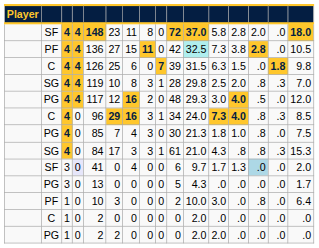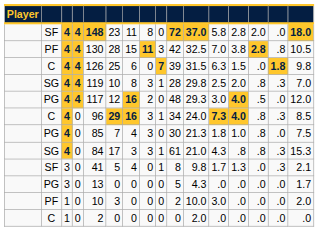(95, 49) 136 -> (95, 49) 130
(114, 49) 27 -> (114, 49) 28
(161, 49) 0 -> (161, 49) 3
(196, 49) paleturquoise background -> (196, 49) no background
(219, 49) 7.3 -> (219, 49) 7.0
(281, 49) .0 -> (281, 49) .8
(78, 167) lavender background -> (78, 167) no background
(117, 167) 0 -> (117, 167) 5
(161, 167) 0 -> (161, 167) 1
(178, 167) 6 -> (178, 167) 8
(199, 167) 9.7 -> (199, 167) 9.8
(261, 167) lightblue background -> (261, 167) no background
(281, 167) .0 -> (281, 167) .3
(304, 167) 2.0 -> (304, 167) 2.1
(261, 201) .8 -> (261, 201) .0
(304, 201) 6.4 -> (304, 201) 2.0
- row: (51, 235)
